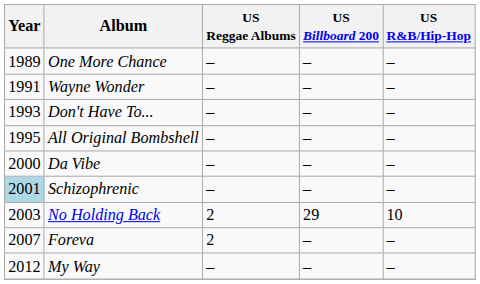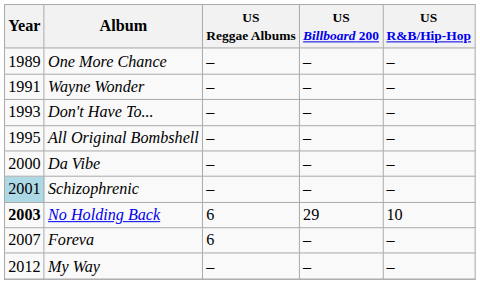(24, 214) normal -> (24, 214) bold
(210, 214) 2 -> (210, 214) 6
(210, 240) 2 -> (210, 240) 6
